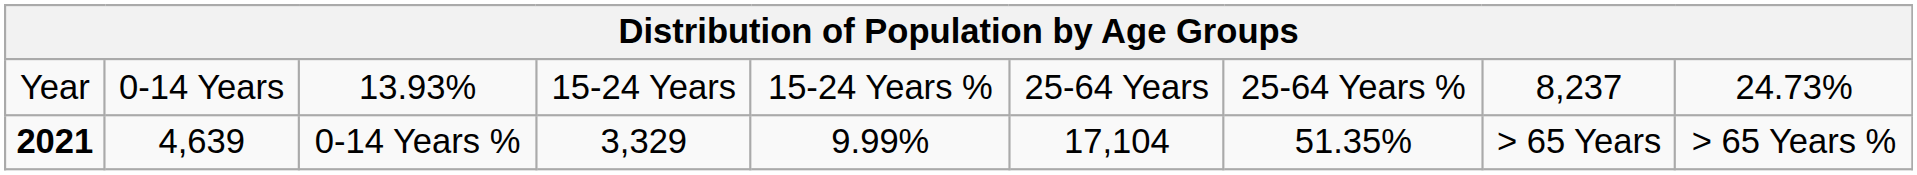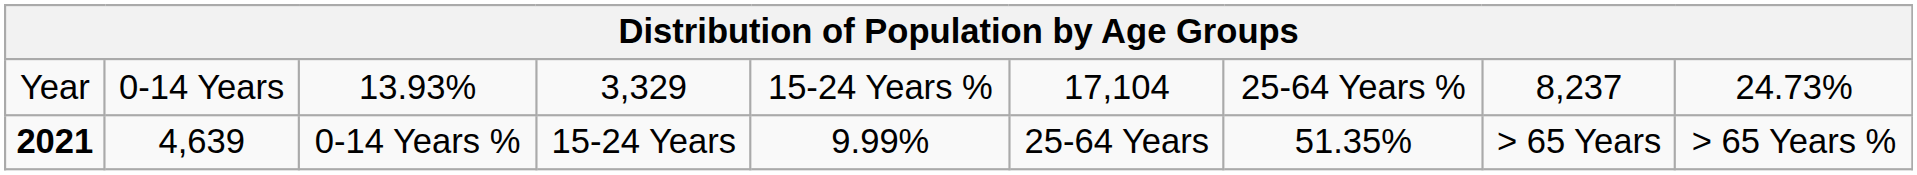(644, 86) 15-24 Years -> (644, 86) 3,329
(1117, 86) 25-64 Years -> (1117, 86) 17,104
(644, 141) 3,329 -> (644, 141) 15-24 Years
(1117, 141) 17,104 -> (1117, 141) 25-64 Years
